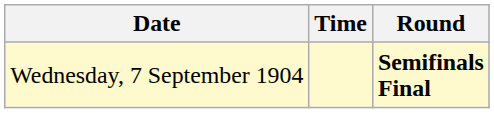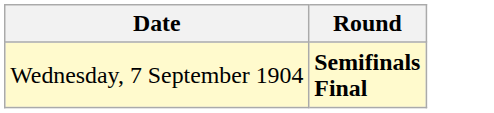- column: (341, 23)
